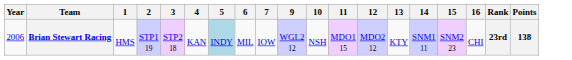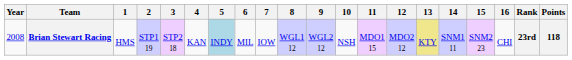+ column: (292, 12)
(15, 37) 2006 -> (15, 37) 2008
(399, 42) no background -> (428, 42) khaki background
(524, 37) 138 -> (553, 37) 118
